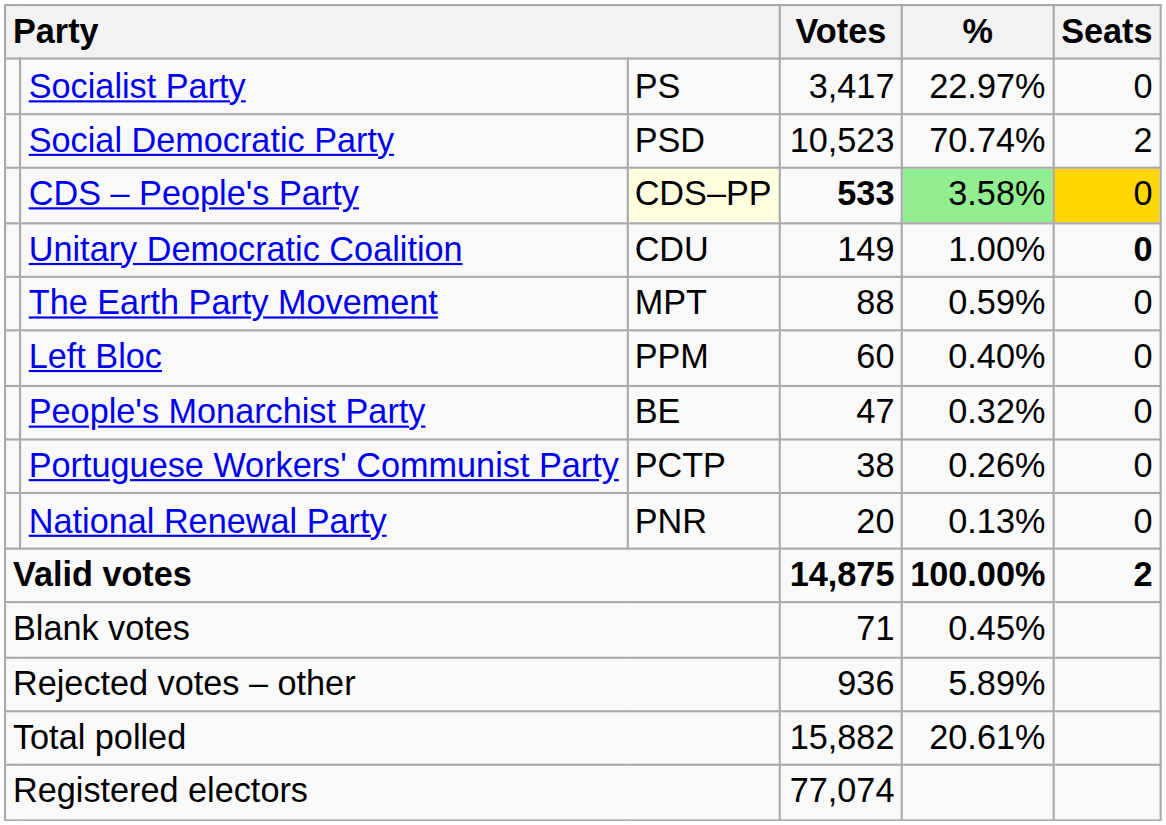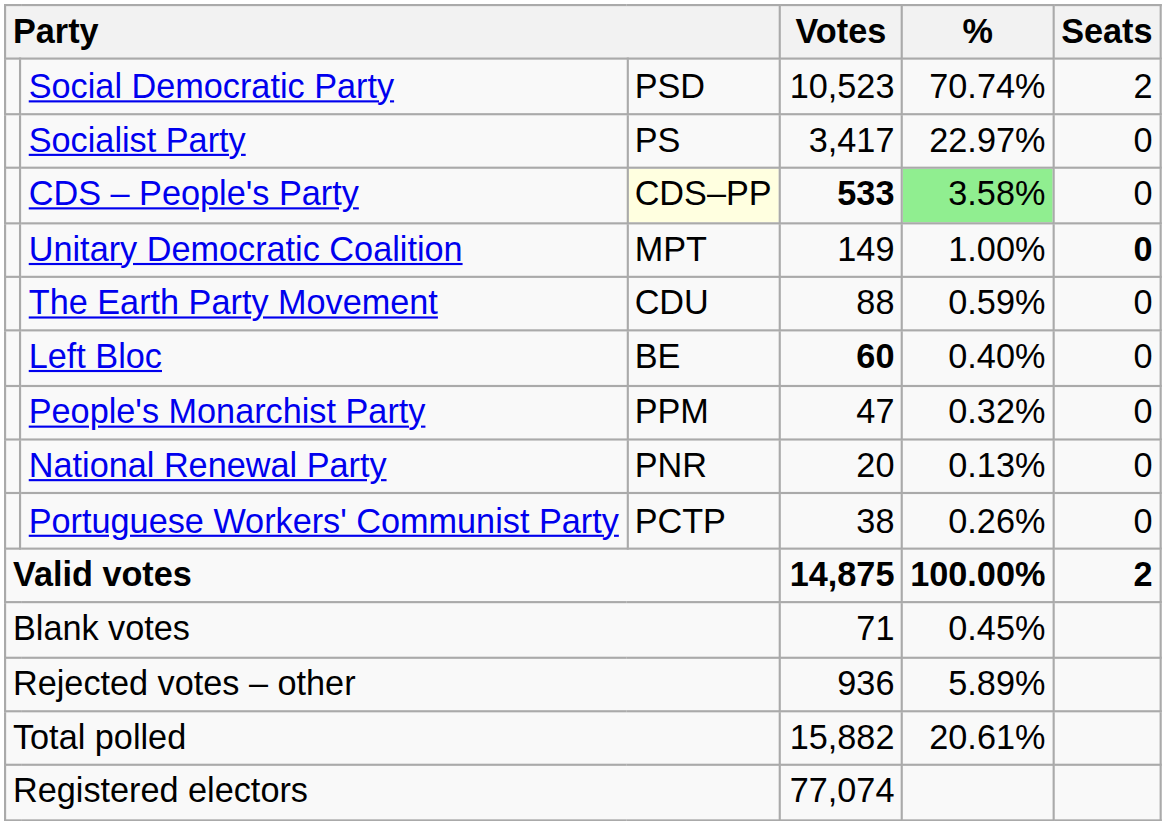rows swapped: (211, 140) <-> (137, 85)
(1143, 194) gold background -> (1143, 194) no background
(672, 248) CDU -> (671, 248) MPT
(671, 303) MPT -> (672, 303) CDU
(672, 357) PPM -> (657, 357) BE
(875, 357) normal -> (875, 357) bold
(657, 411) BE -> (672, 411) PPM
rows swapped: (324, 466) <-> (208, 520)
